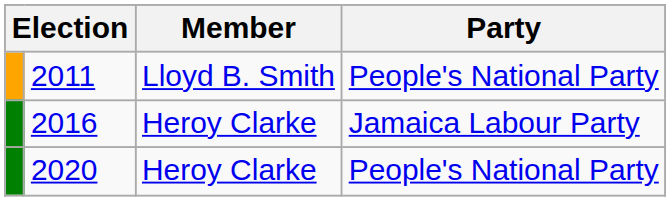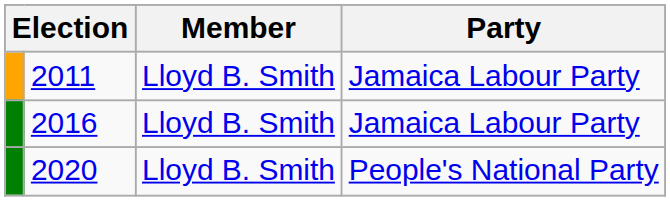(504, 75) People's National Party -> (494, 75) Jamaica Labour Party
(229, 123) Heroy Clarke -> (238, 123) Lloyd B. Smith
(229, 170) Heroy Clarke -> (238, 170) Lloyd B. Smith
